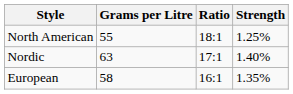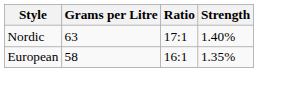- row: (50, 36)
